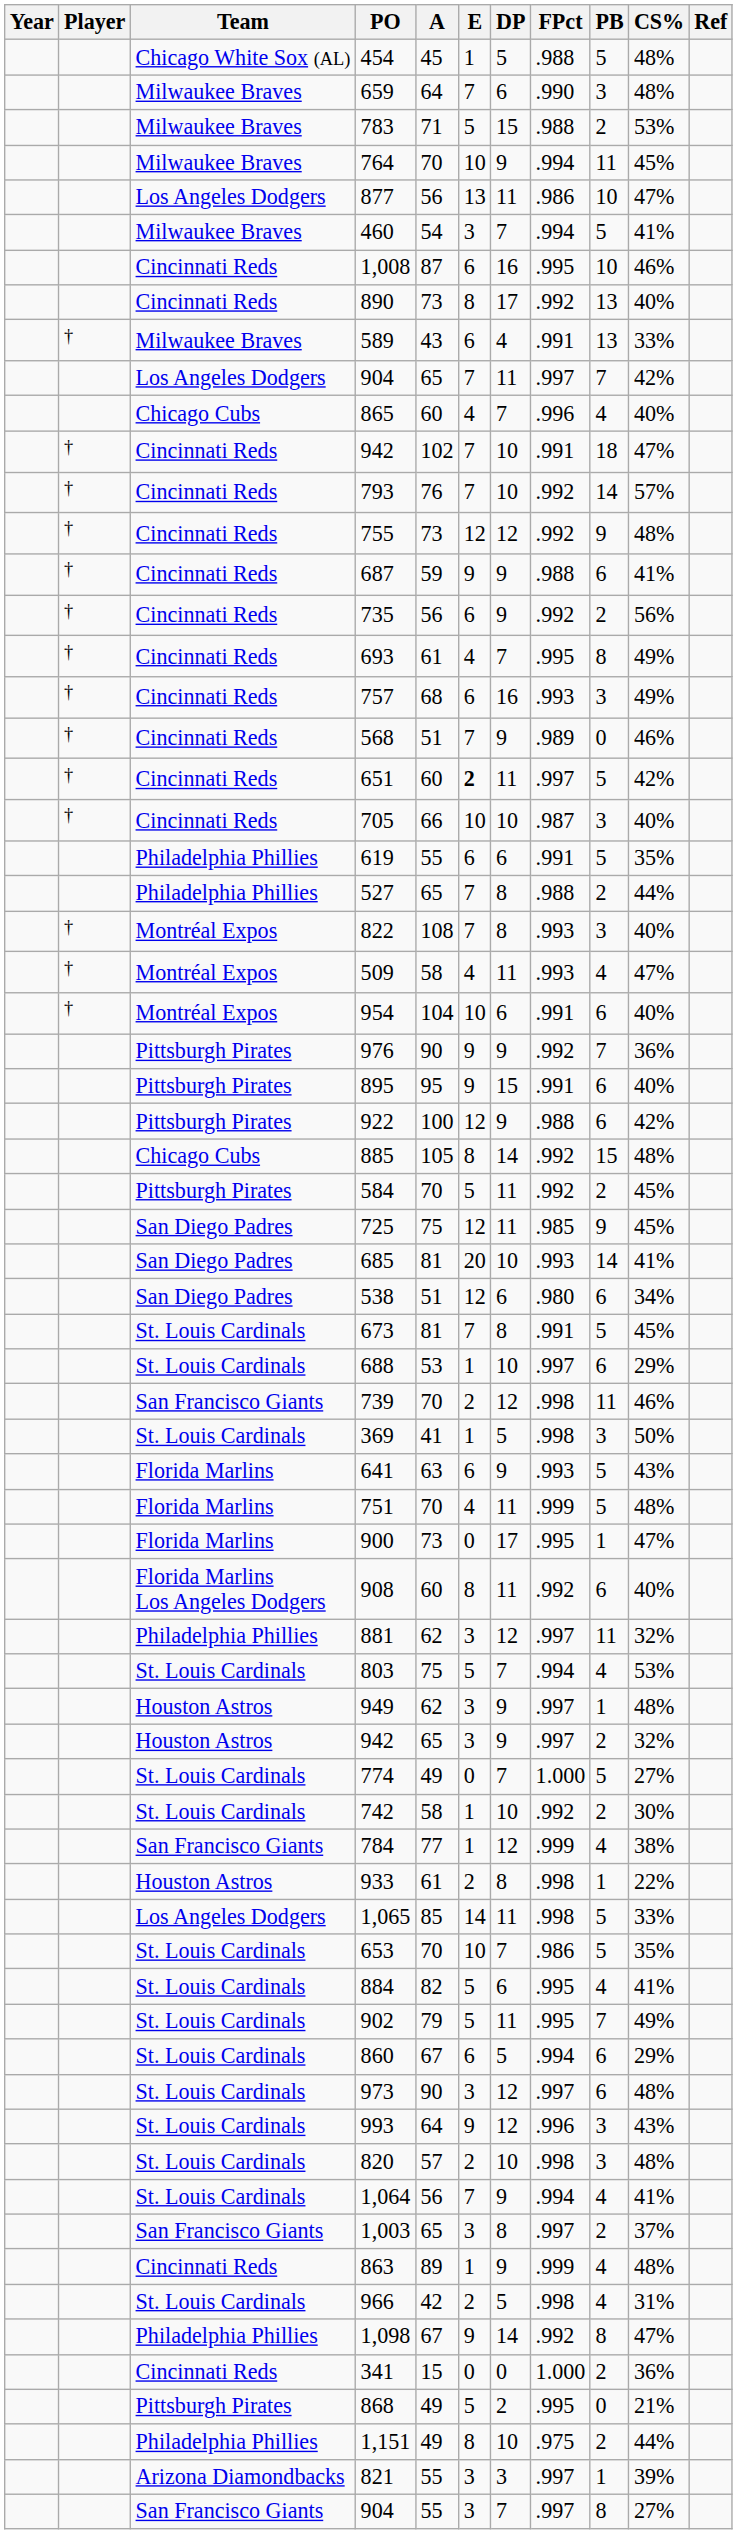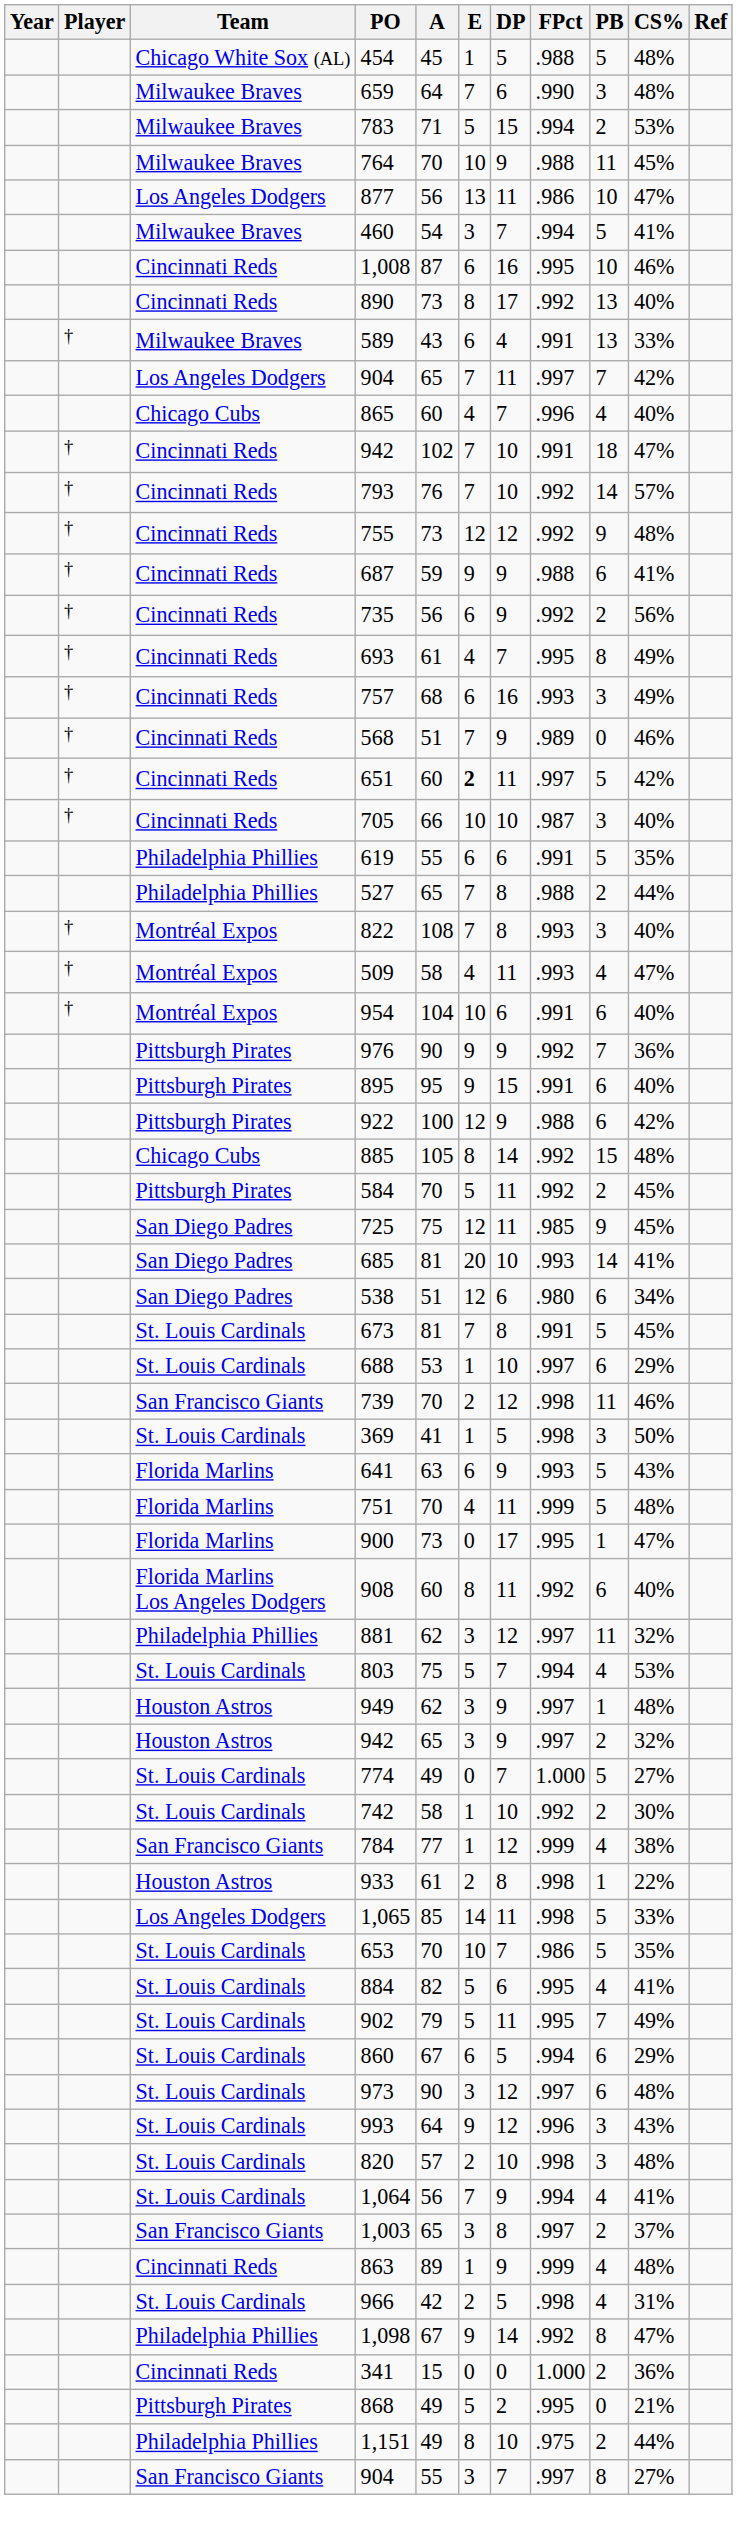(555, 127) .988 -> (555, 127) .994
(555, 162) .994 -> (555, 162) .988
- row: (240, 2476)
